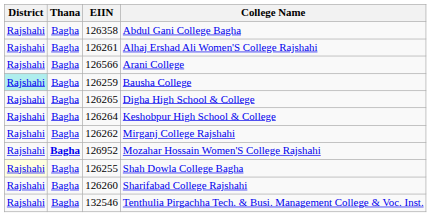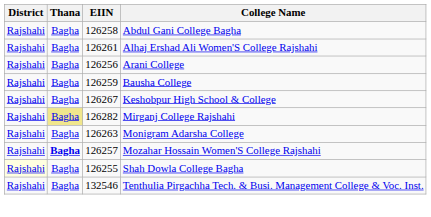(102, 30) 126358 -> (102, 30) 126258
(102, 64) 126566 -> (102, 64) 126256
(26, 82) paleturquoise background -> (26, 82) no background
- row: (189, 99)
(102, 116) 126264 -> (102, 99) 126267
(65, 133) no background -> (65, 116) khaki background
(102, 133) 126262 -> (102, 116) 126282
+ row: (183, 133)
(102, 151) 126952 -> (102, 151) 126257
- row: (185, 185)
